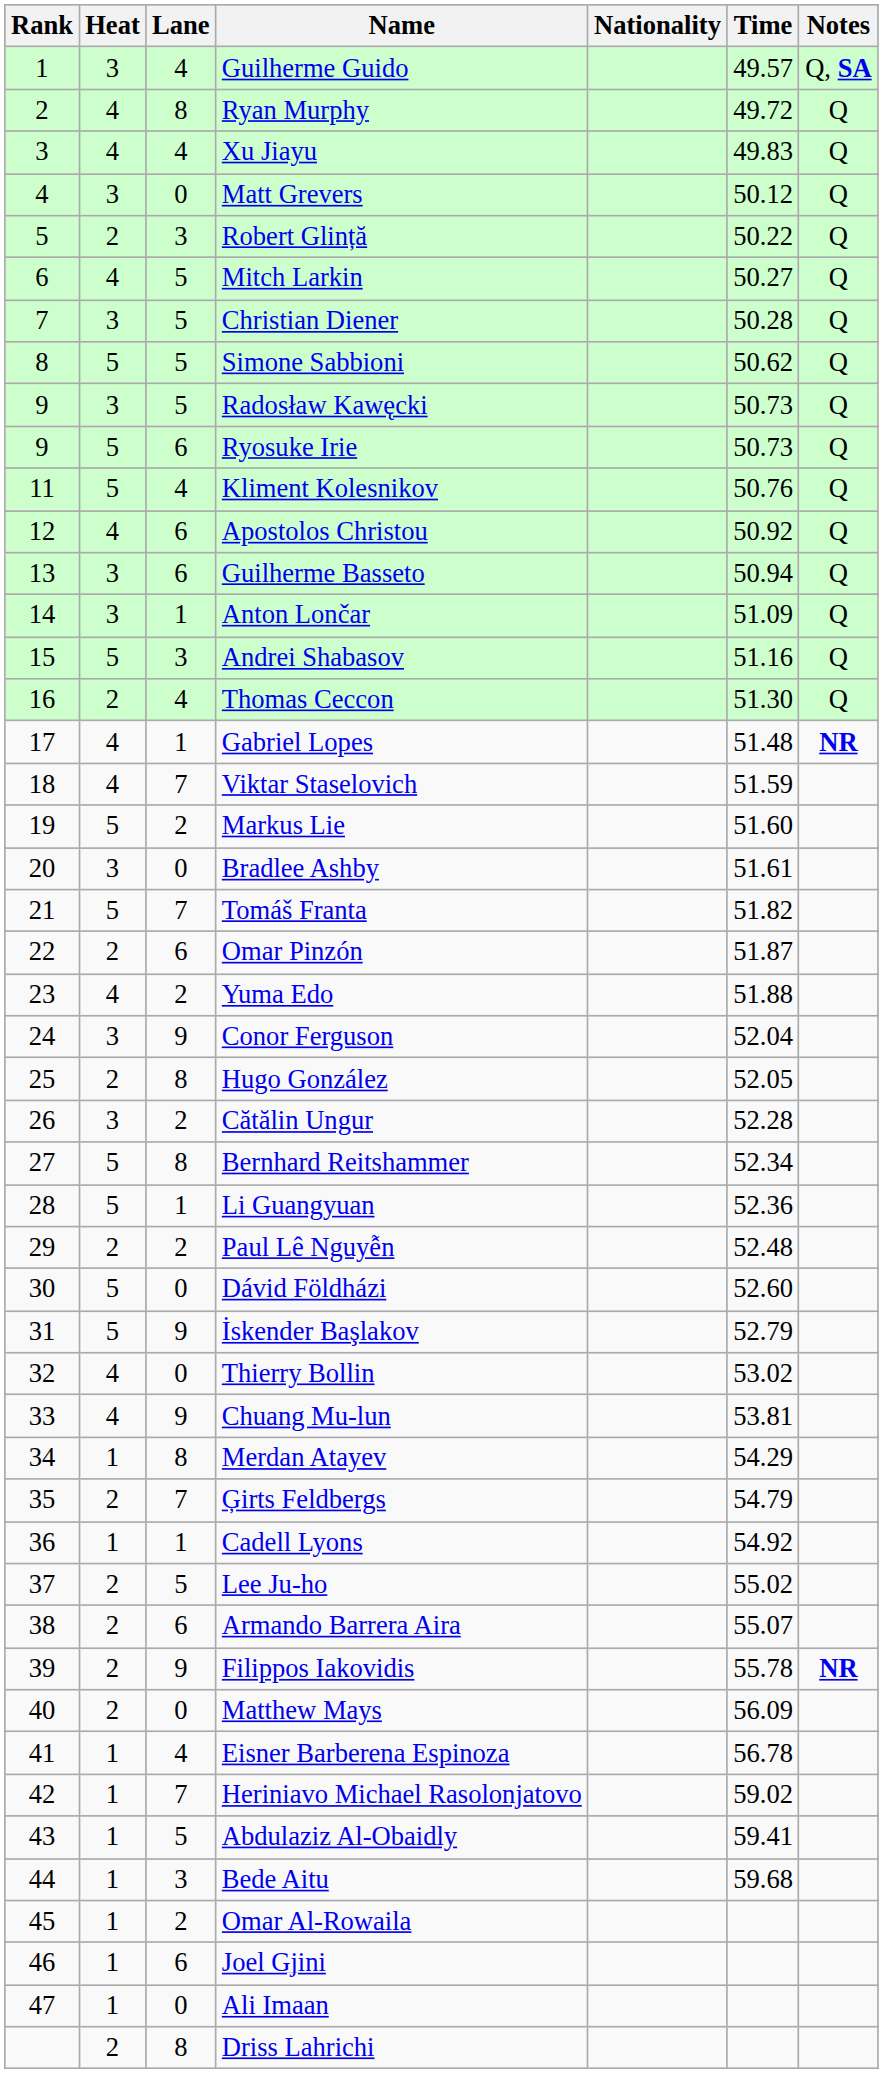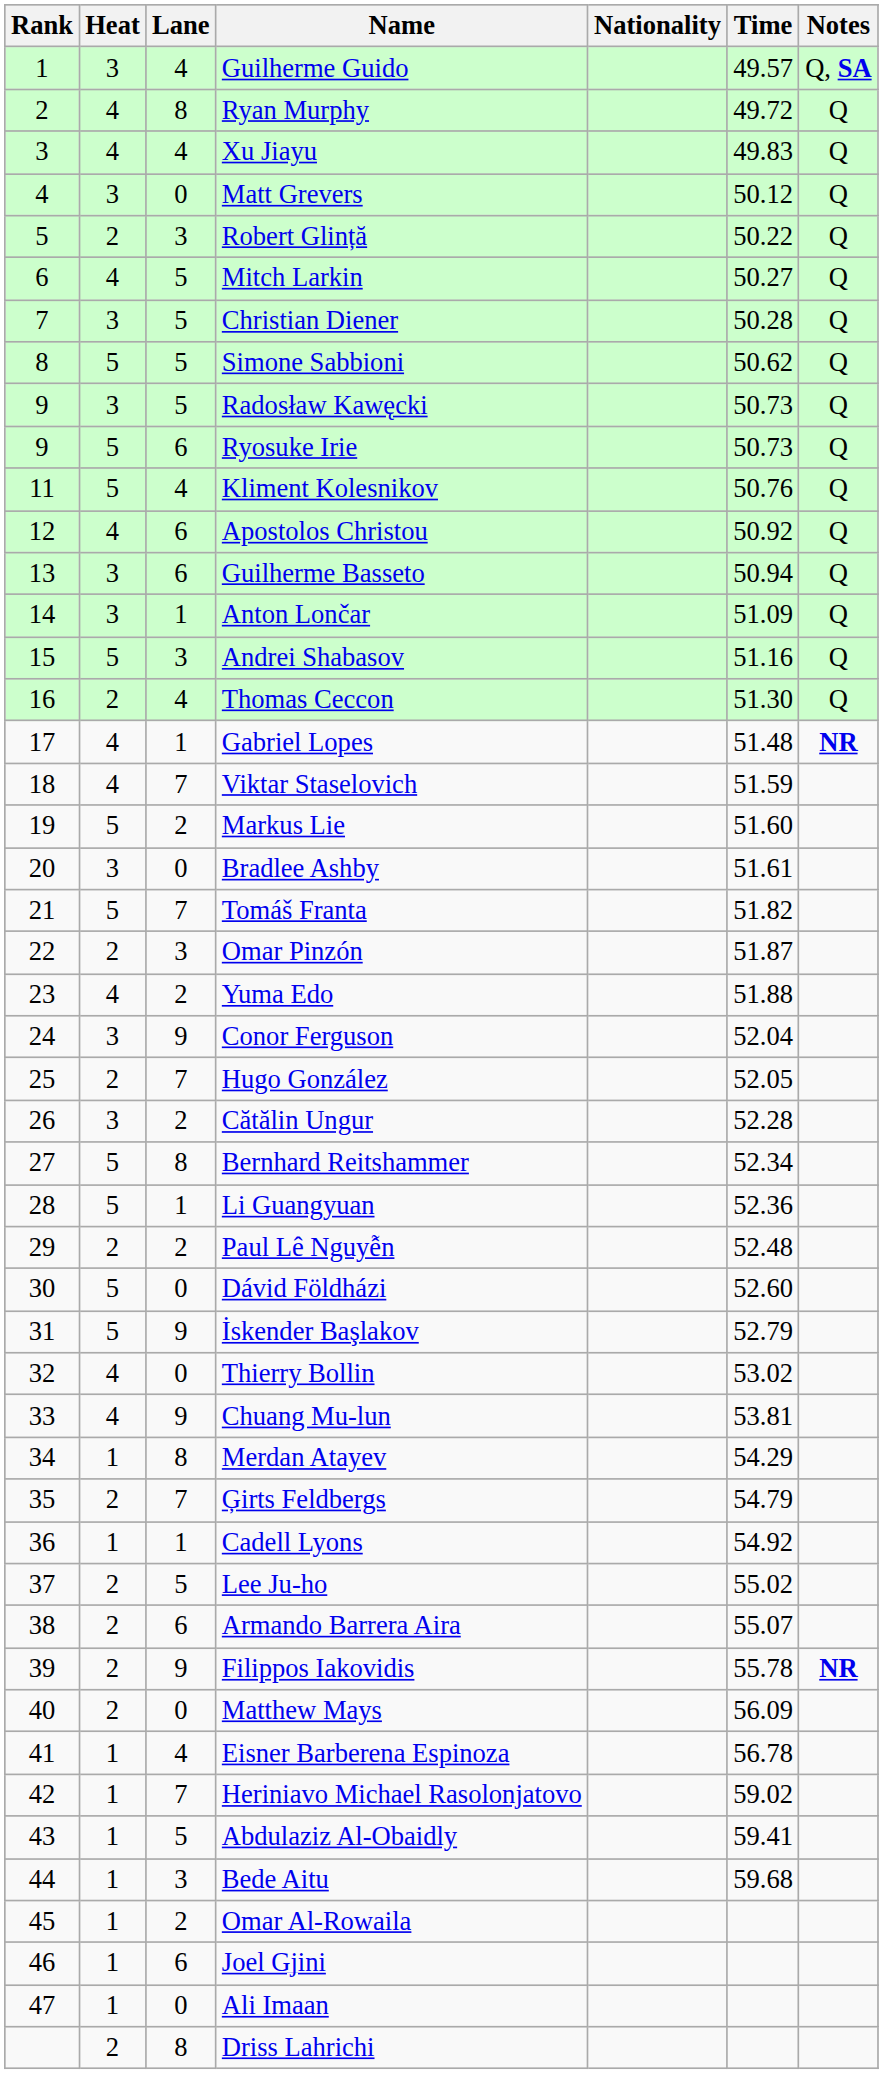(181, 952) 6 -> (181, 952) 3
(181, 1078) 8 -> (181, 1078) 7
